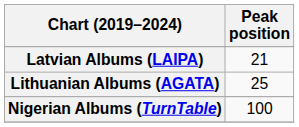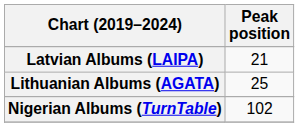(260, 109) 100 -> (260, 109) 102
